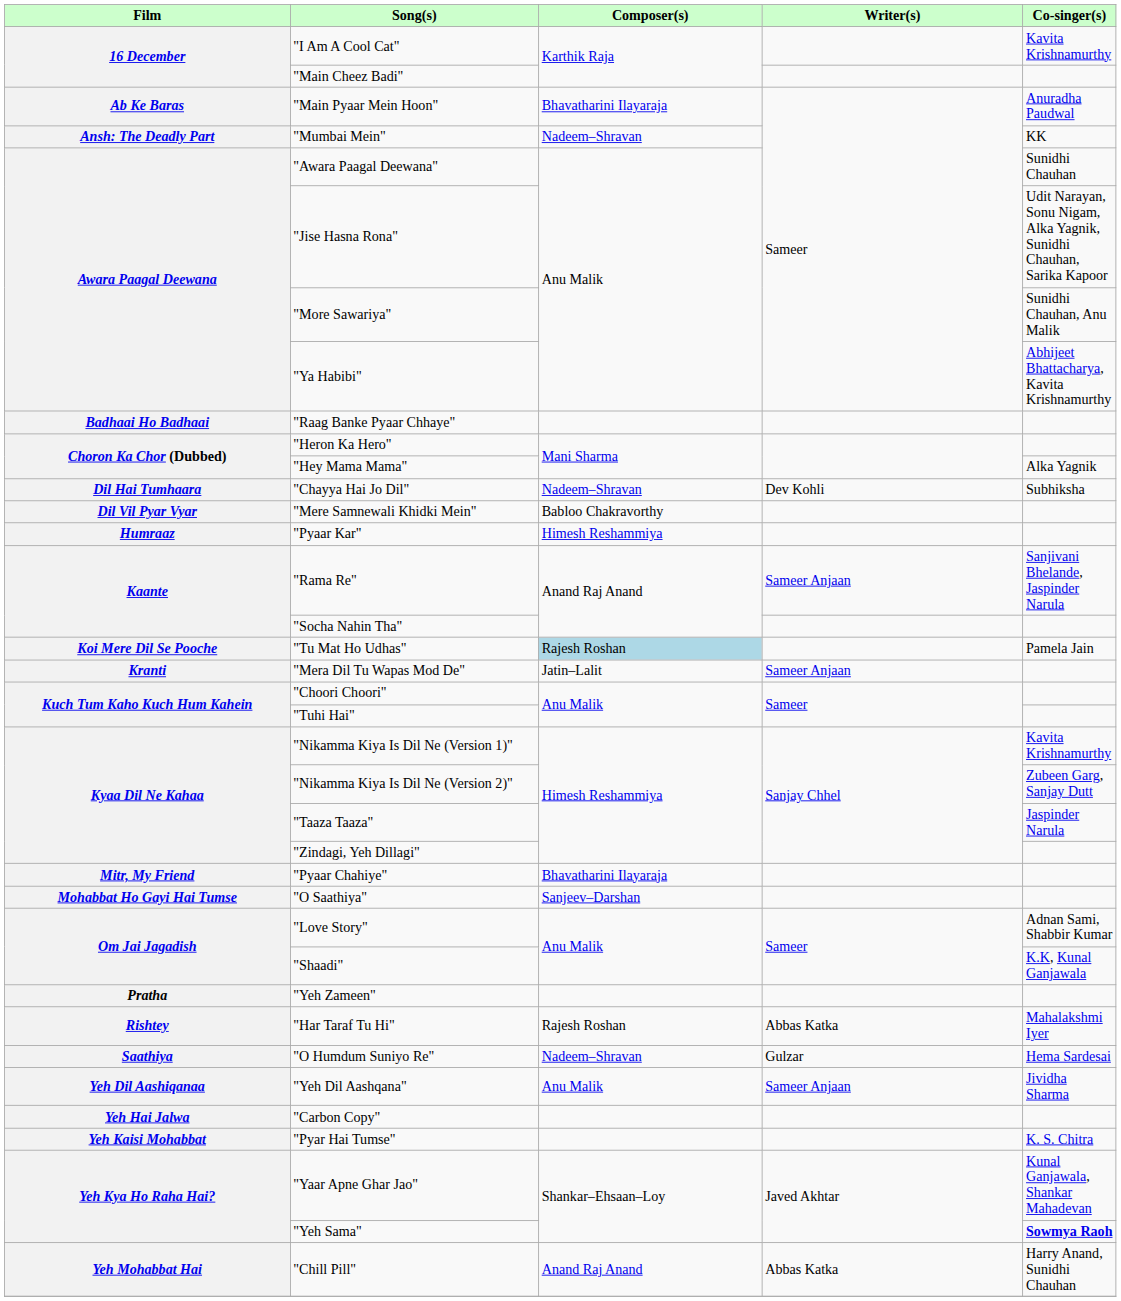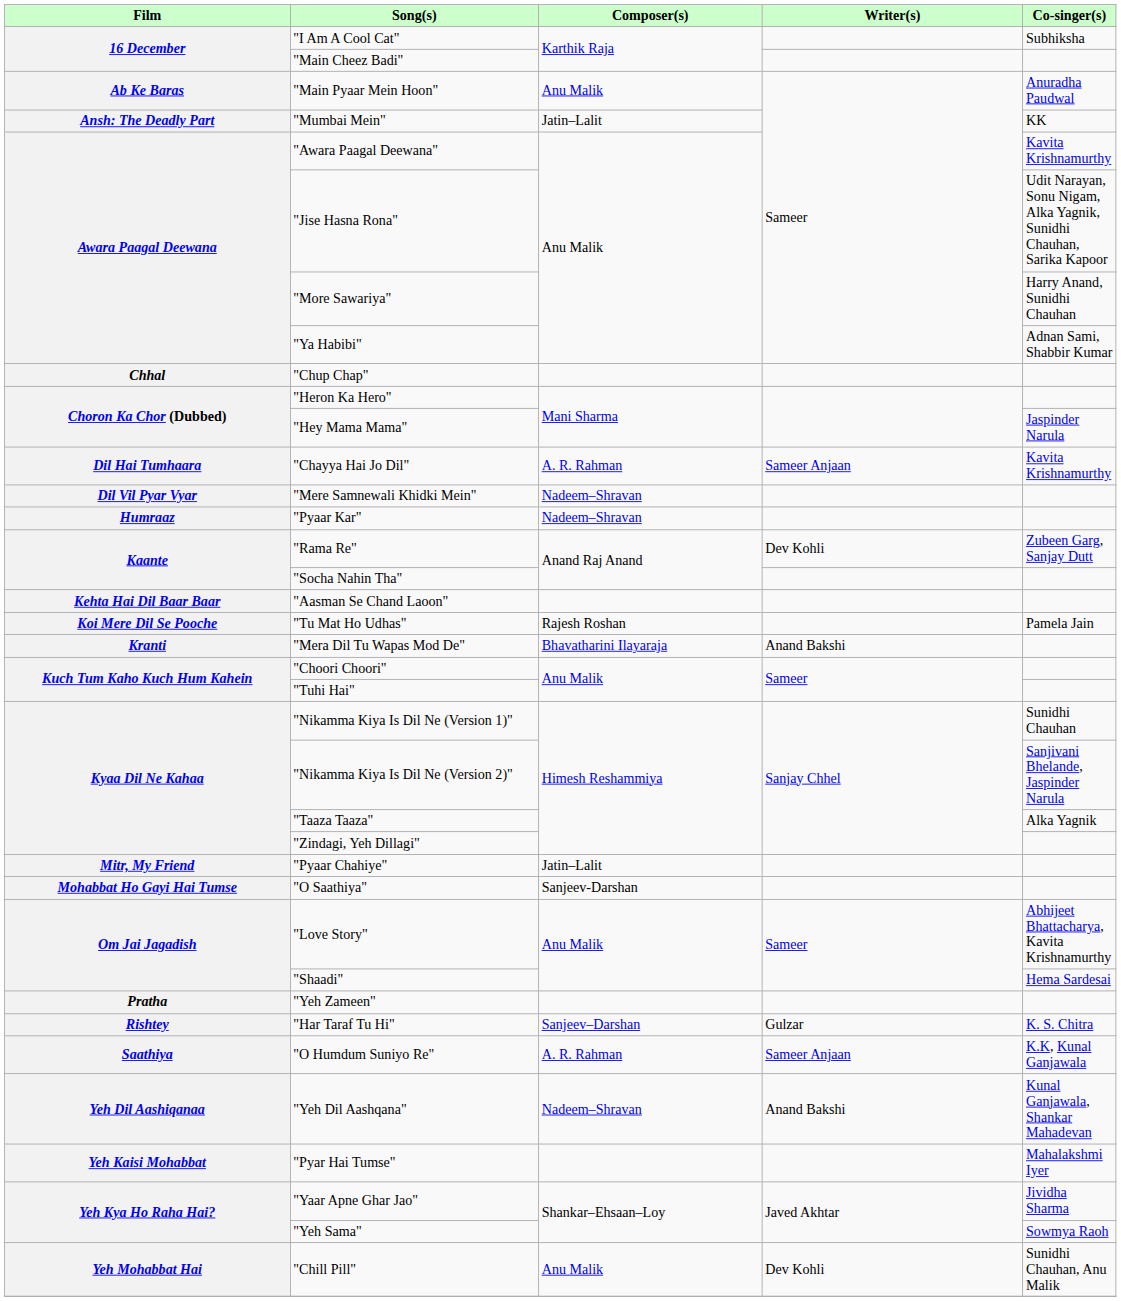(1069, 45) Kavita Krishnamurthy -> (1055, 37) Subhiksha
(604, 106) Bhavatharini Ilayaraja -> (572, 90) Anu Malik
(592, 136) Nadeem–Shravan -> (572, 120) Jatin–Lalit
(1051, 166) Sunidhi Chauhan -> (1069, 151) Kavita Krishnamurthy
(1066, 314) Sunidhi Chauhan, Anu Malik -> (1064, 298) Harry Anand, Sunidhi Chauhan
(1069, 376) Abhijeet Bhattacharya, Kavita Krishnamurthy -> (1069, 344) Adnan Sami, Shabbir Kumar
- row: (374, 422)
+ row: (331, 375)
(1061, 467) Alka Yagnik -> (1053, 427) Jaspinder Narula
(592, 489) Nadeem–Shravan -> (582, 465) A. R. Rahman
(795, 489) Dev Kohli -> (808, 465) Sameer Anjaan
(1055, 489) Subhiksha -> (1069, 465) Kavita Krishnamurthy
(603, 511) Babloo Chakravorthy -> (592, 496) Nadeem–Shravan
(602, 534) Himesh Reshammiya -> (592, 518) Nadeem–Shravan
(808, 580) Sameer Anjaan -> (795, 548) Dev Kohli
(1054, 580) Sanjivani Bhelande, Jaspinder Narula -> (1065, 548) Zubeen Garg, Sanjay Dutt
+ row: (371, 601)
(584, 648) lightblue background -> (584, 623) no background
(572, 671) Jatin–Lalit -> (604, 645) Bhavatharini Ilayaraja
(808, 671) Sameer Anjaan -> (805, 645) Anand Bakshi
(1069, 745) Kavita Krishnamurthy -> (1051, 720) Sunidhi Chauhan
(1065, 784) Zubeen Garg, Sanjay Dutt -> (1054, 774) Sanjivani Bhelande, Jaspinder Narula
(1053, 822) Jaspinder Narula -> (1061, 820) Alka Yagnik
(604, 874) Bhavatharini Ilayaraja -> (572, 865) Jatin–Lalit
(591, 897) Sanjeev–Darshan -> (590, 887) Sanjeev-Darshan
(1069, 927) Adnan Sami, Shabbir Kumar -> (1069, 933) Abhijeet Bhattacharya, Kavita Krishnamurthy
(1059, 965) K.K, Kunal Ganjawala -> (1068, 980) Hema Sardesai
(584, 1026) Rajesh Roshan -> (591, 1024) Sanjeev–Darshan
(802, 1026) Abbas Katka -> (784, 1024) Gulzar
(1064, 1026) Mahalakshmi Iyer -> (1060, 1024) K. S. Chitra
(592, 1056) Nadeem–Shravan -> (582, 1054) A. R. Rahman
(784, 1056) Gulzar -> (808, 1054) Sameer Anjaan
(1068, 1056) Hema Sardesai -> (1059, 1054) K.K, Kunal Ganjawala
(572, 1086) Anu Malik -> (592, 1108) Nadeem–Shravan
(808, 1086) Sameer Anjaan -> (805, 1108) Anand Bakshi
(1048, 1086) Jividha Sharma -> (1059, 1108) Kunal Ganjawala, Shankar Mahadevan
- row: (337, 1116)
(1060, 1139) K. S. Chitra -> (1064, 1162) Mahalakshmi Iyer
(1059, 1185) Kunal Ganjawala, Shankar Mahadevan -> (1048, 1201) Jividha Sharma
(1069, 1231) bold -> (1067, 1231) normal
(592, 1269) Anand Raj Anand -> (572, 1269) Anu Malik
(802, 1269) Abbas Katka -> (795, 1269) Dev Kohli
(1064, 1269) Harry Anand, Sunidhi Chauhan -> (1066, 1269) Sunidhi Chauhan, Anu Malik
